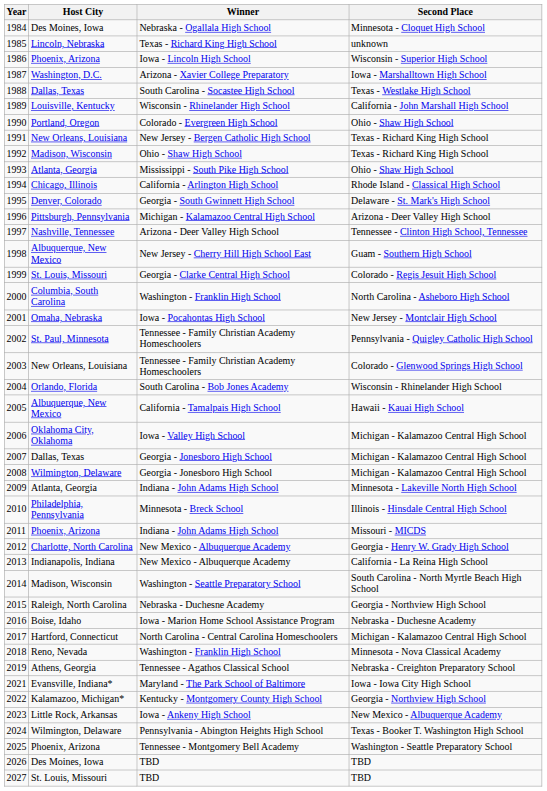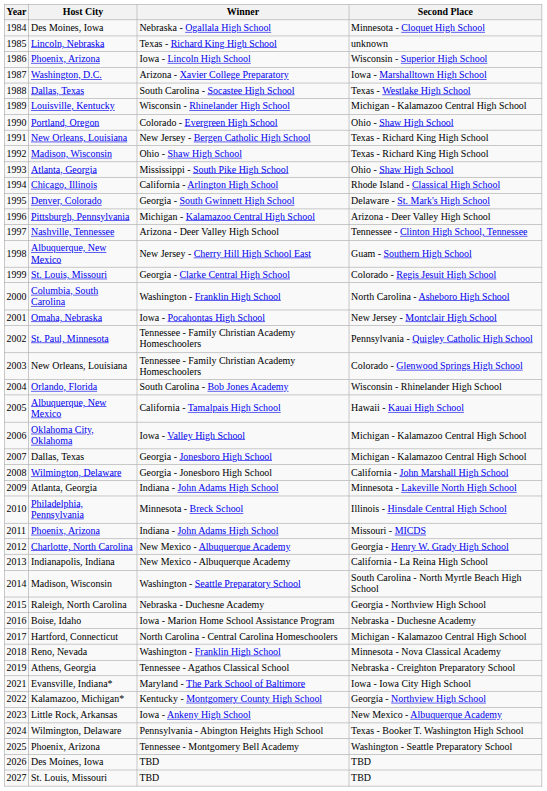(430, 106) California - John Marshall High School -> (439, 106) Michigan - Kalamazoo Central High School
(439, 472) Michigan - Kalamazoo Central High School -> (430, 472) California - John Marshall High School
